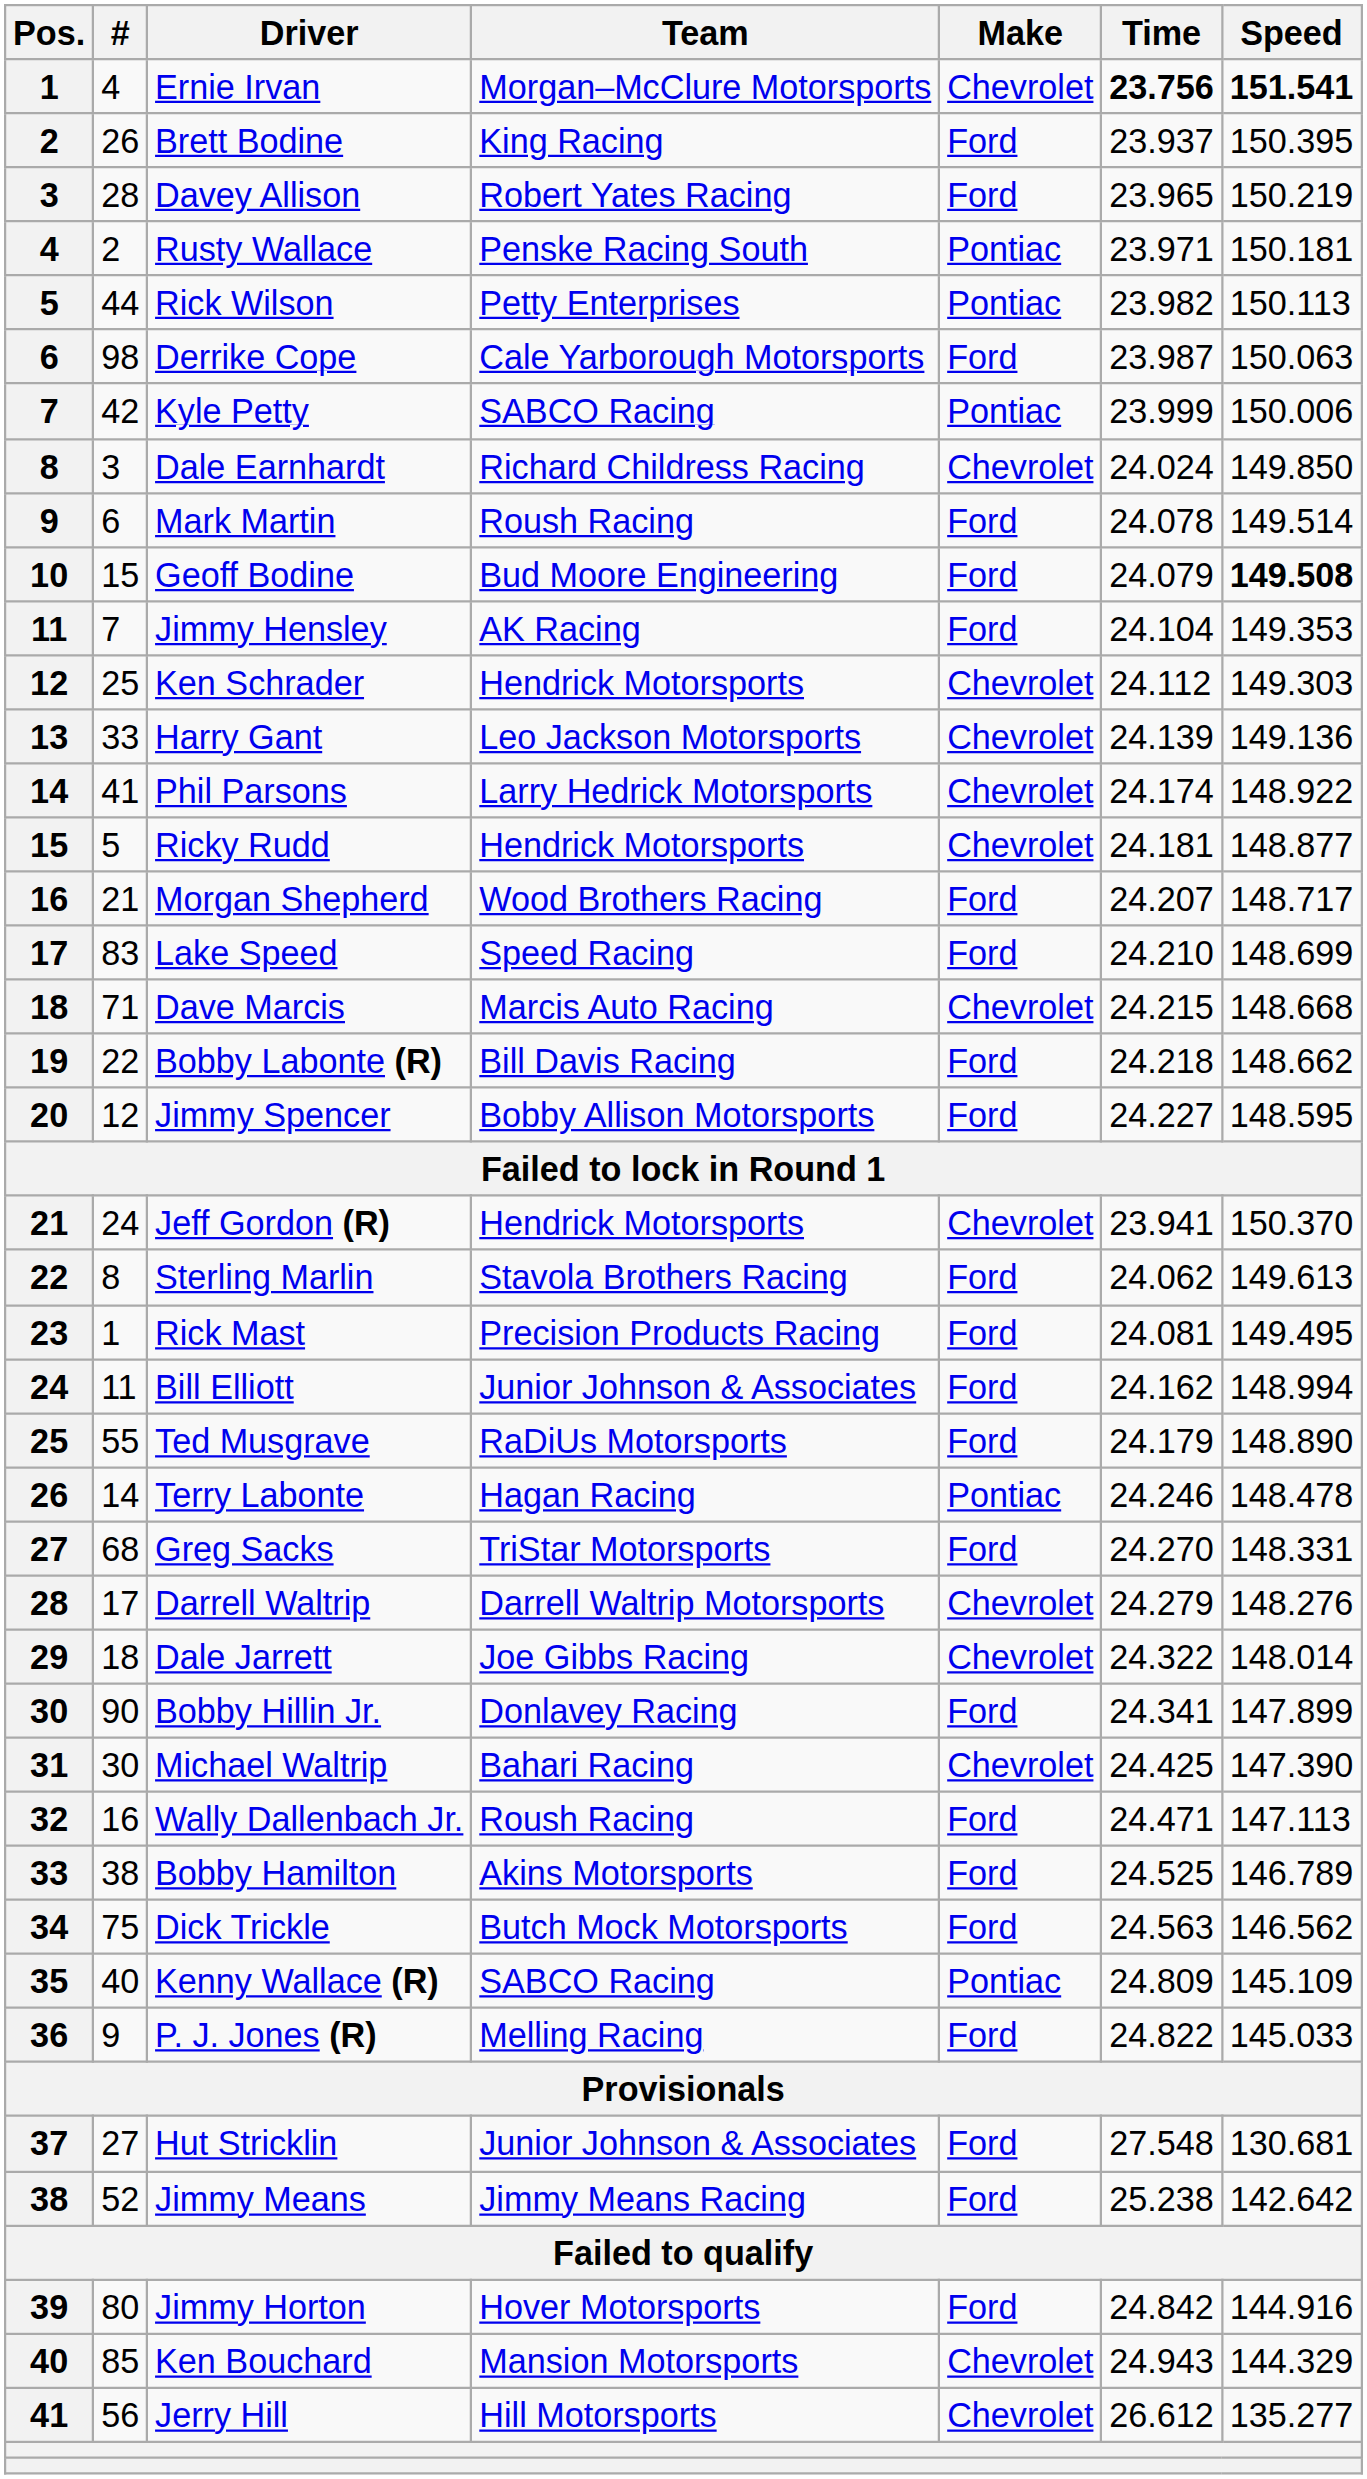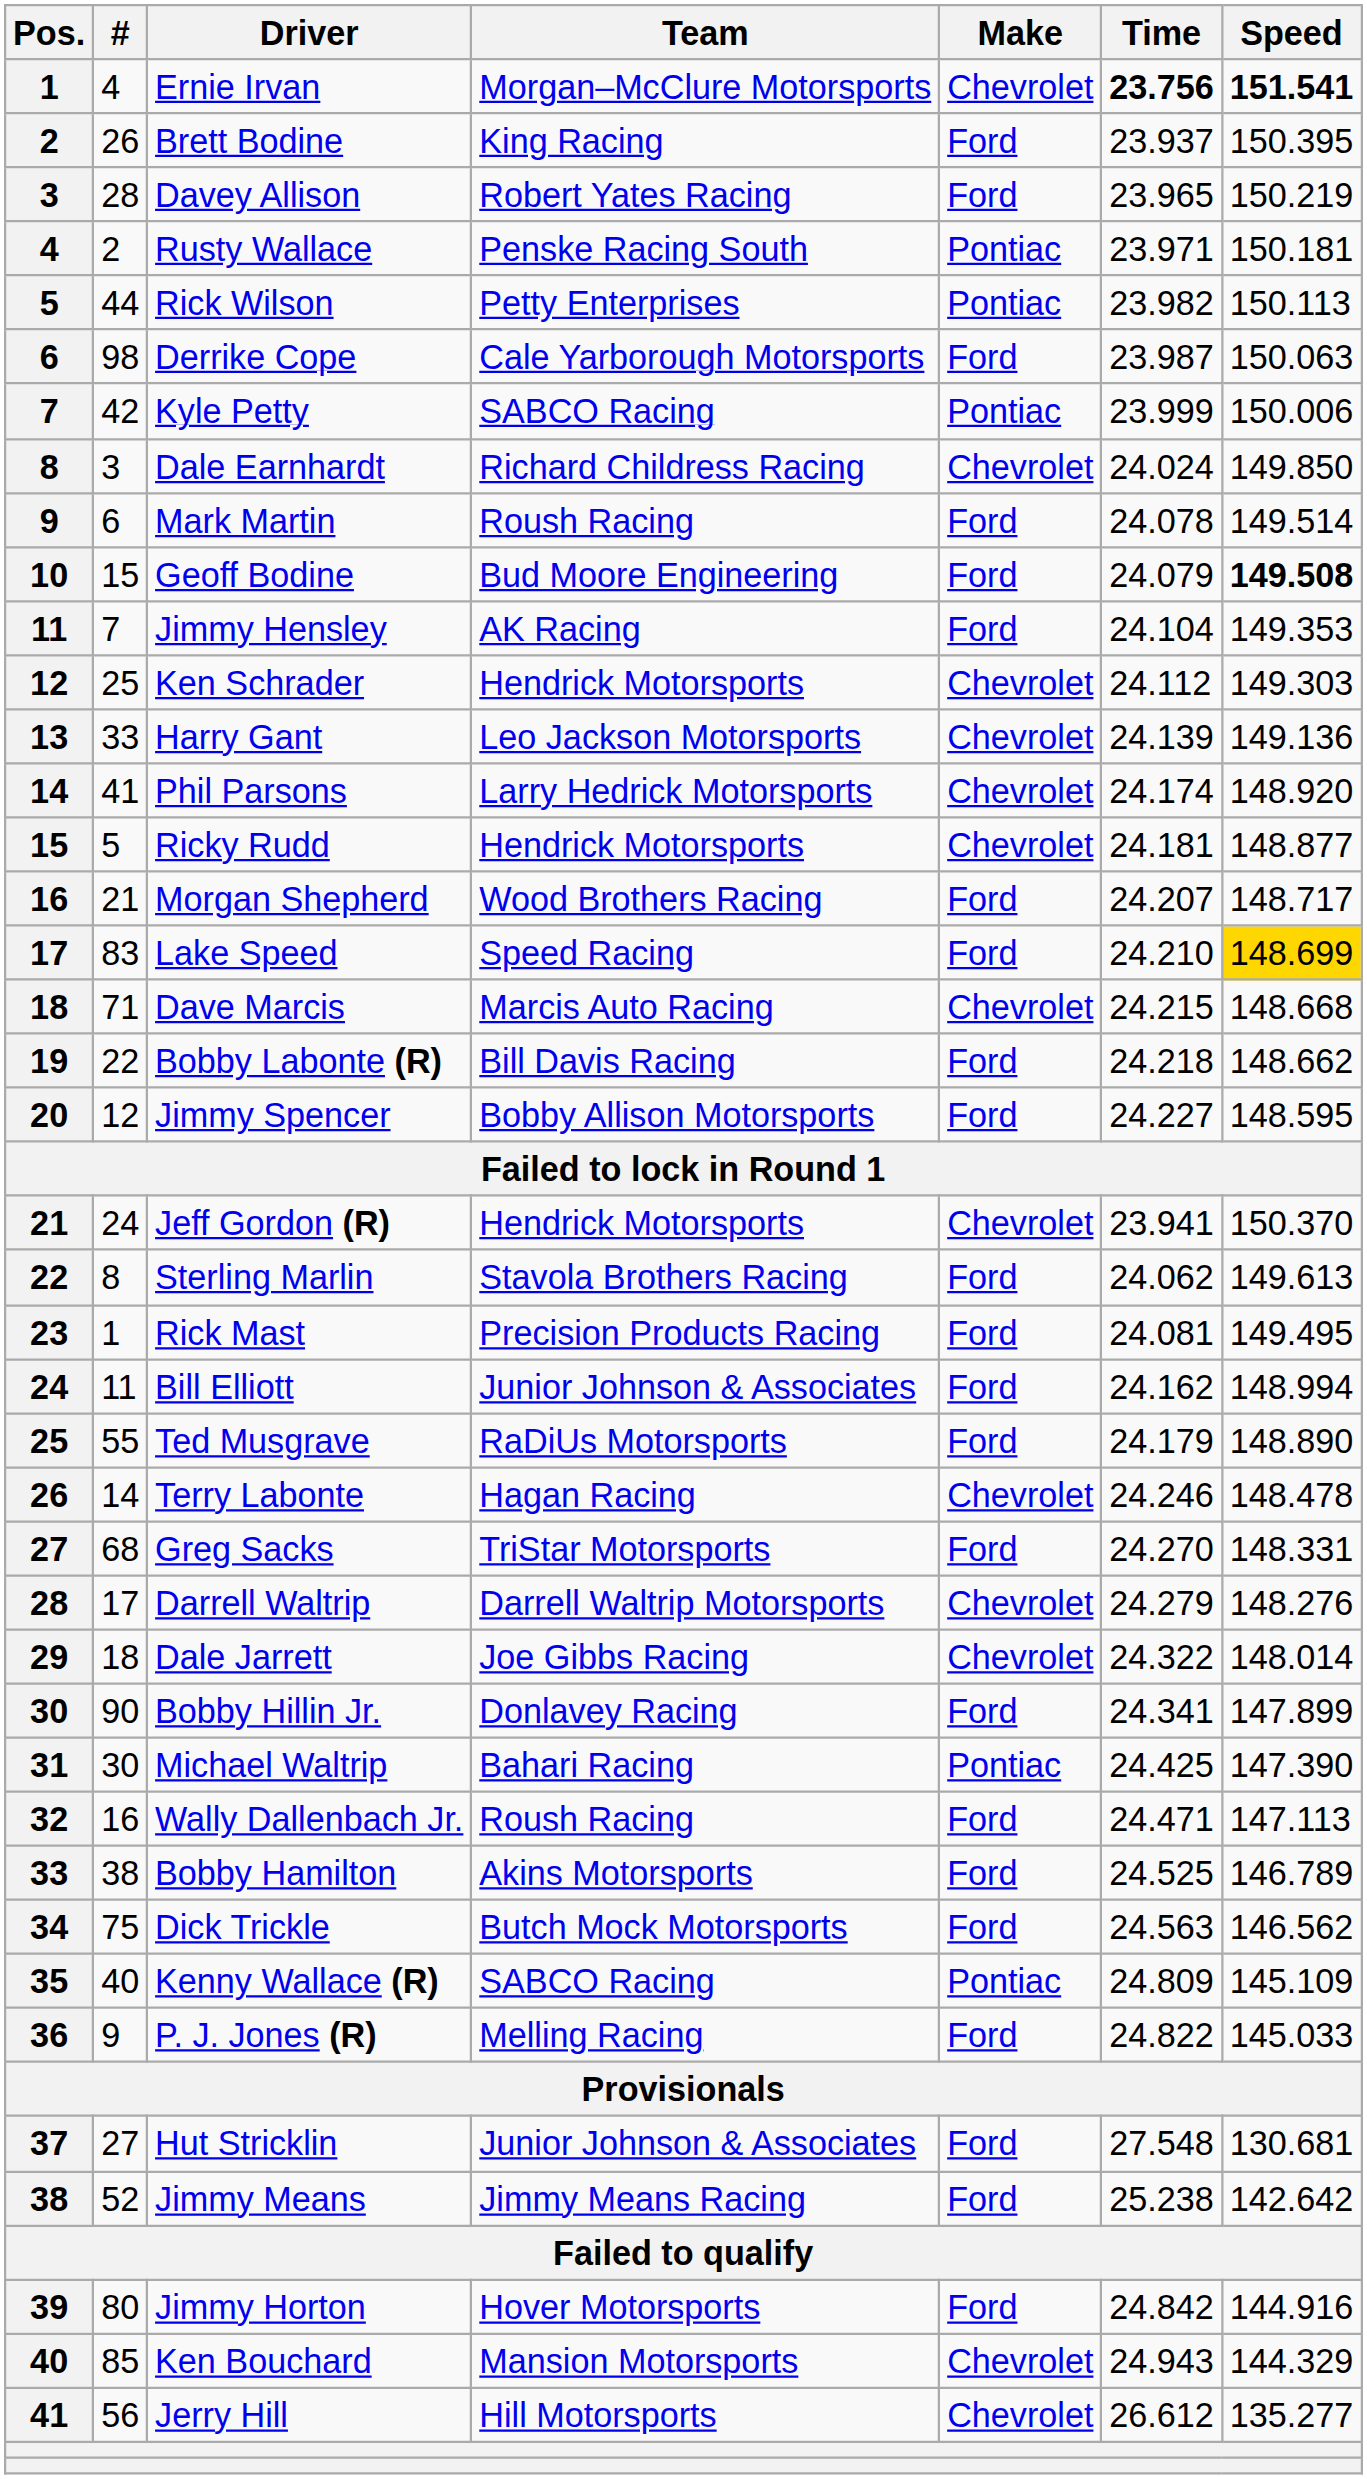(1291, 790) 148.922 -> (1291, 790) 148.920
(1291, 953) no background -> (1291, 953) gold background
(1004, 1494) Pontiac -> (1020, 1494) Chevrolet
(1020, 1765) Chevrolet -> (1004, 1765) Pontiac
